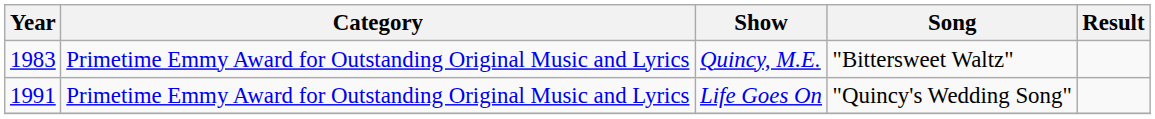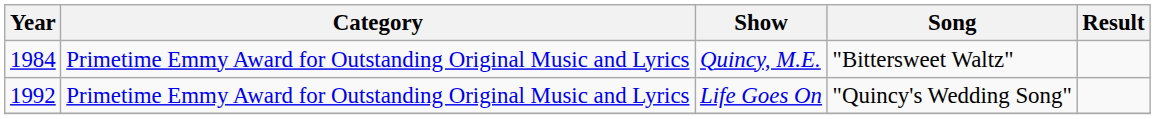(33, 58) 1983 -> (33, 58) 1984
(33, 95) 1991 -> (33, 95) 1992
